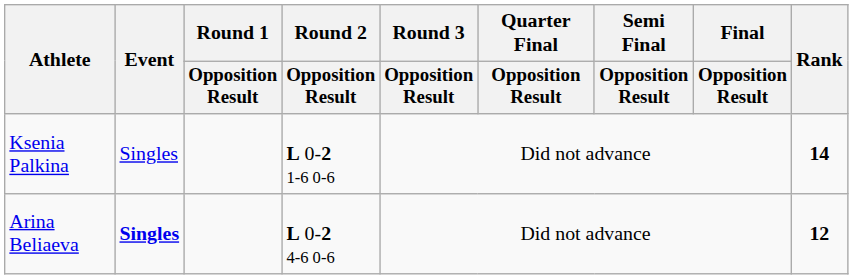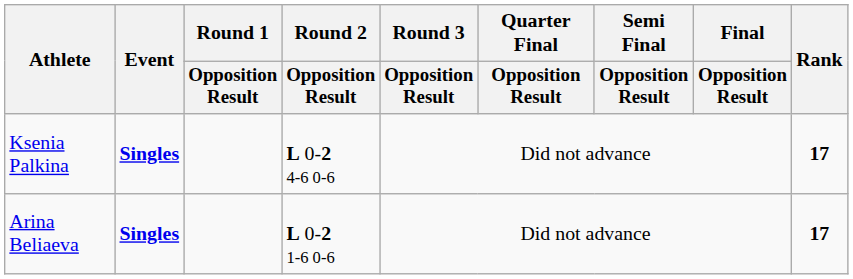(149, 154) normal -> (149, 154) bold
(311, 165) L 0-2 1-6 0-6 -> (311, 165) L 0-2 4-6 0-6
(819, 154) 14 -> (819, 154) 17
(311, 245) L 0-2 4-6 0-6 -> (311, 245) L 0-2 1-6 0-6
(819, 233) 12 -> (819, 233) 17
